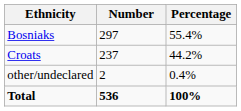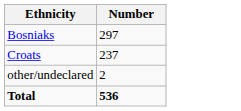- column: (201, 14)
